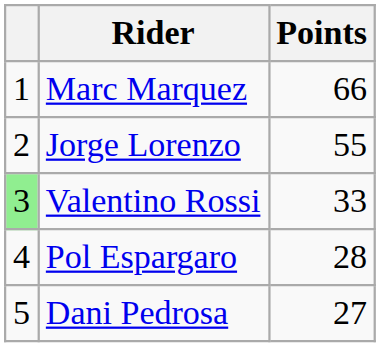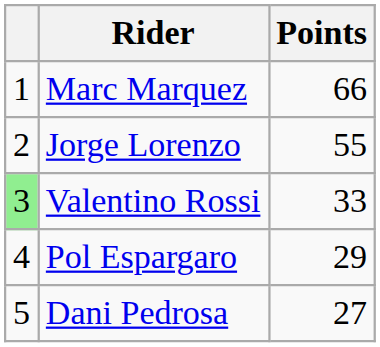(350, 257) 28 -> (350, 257) 29
